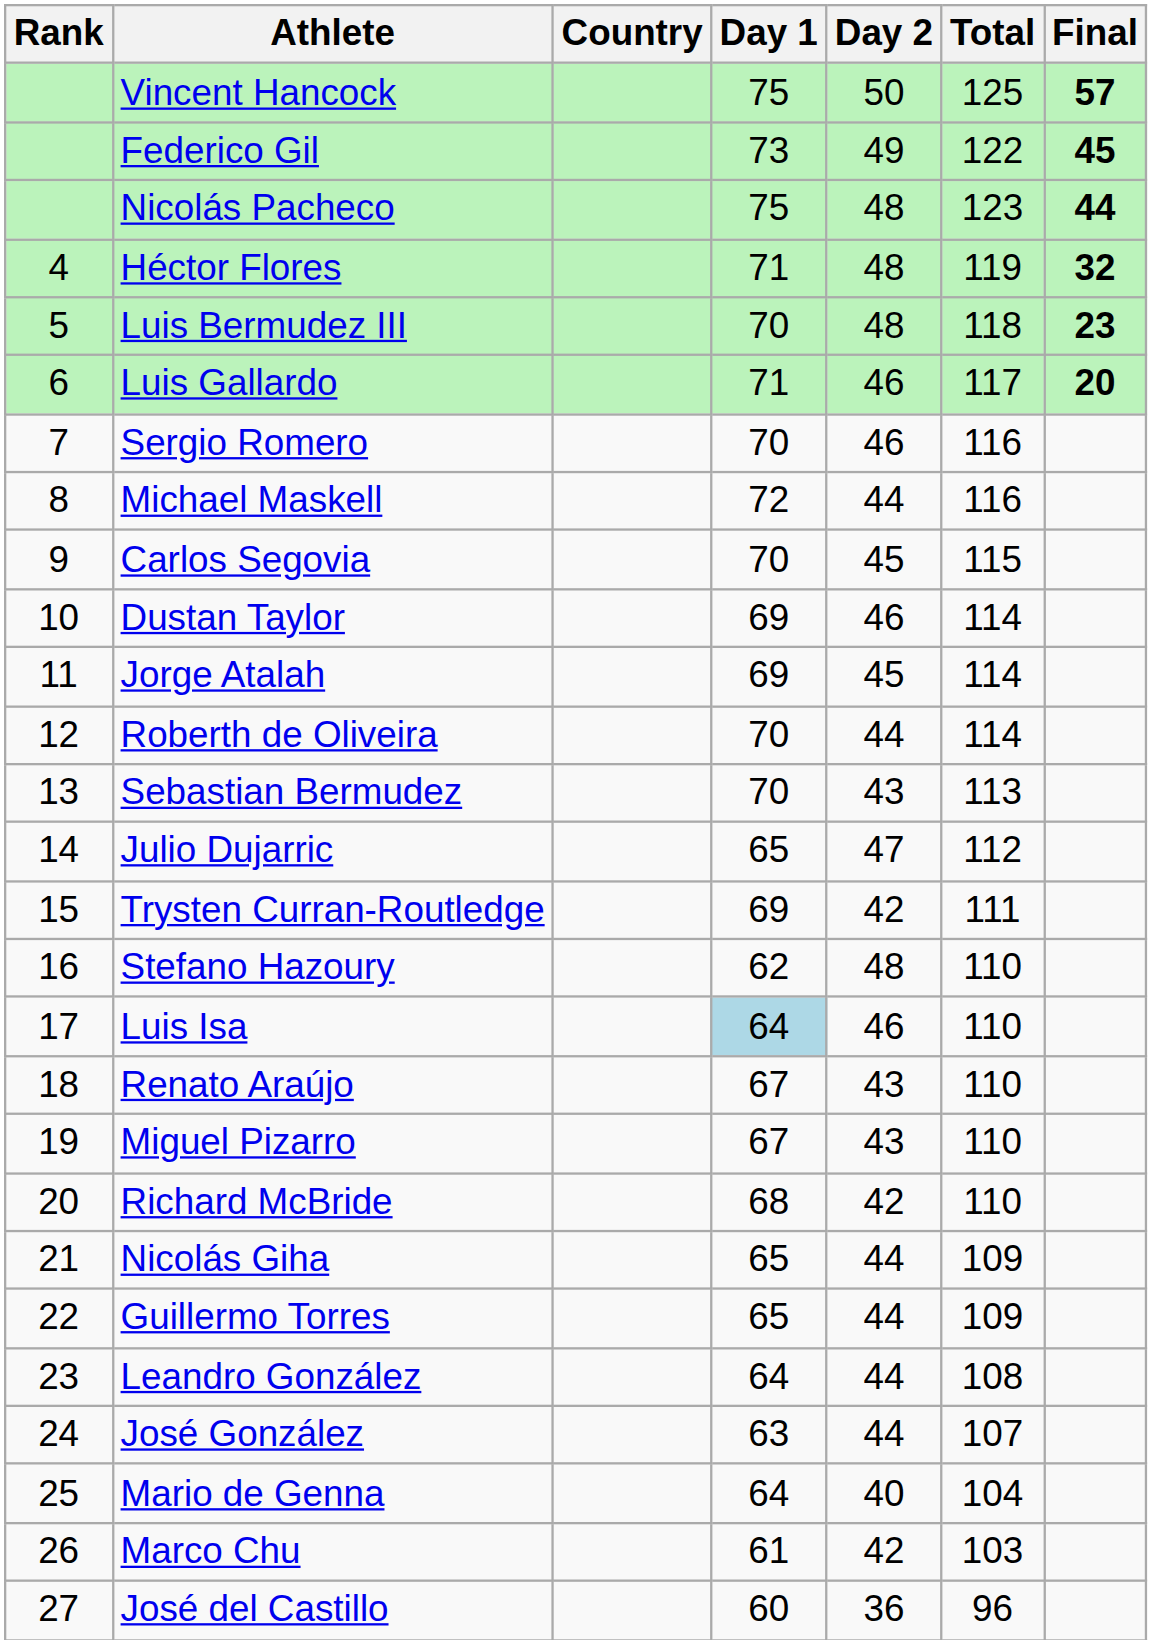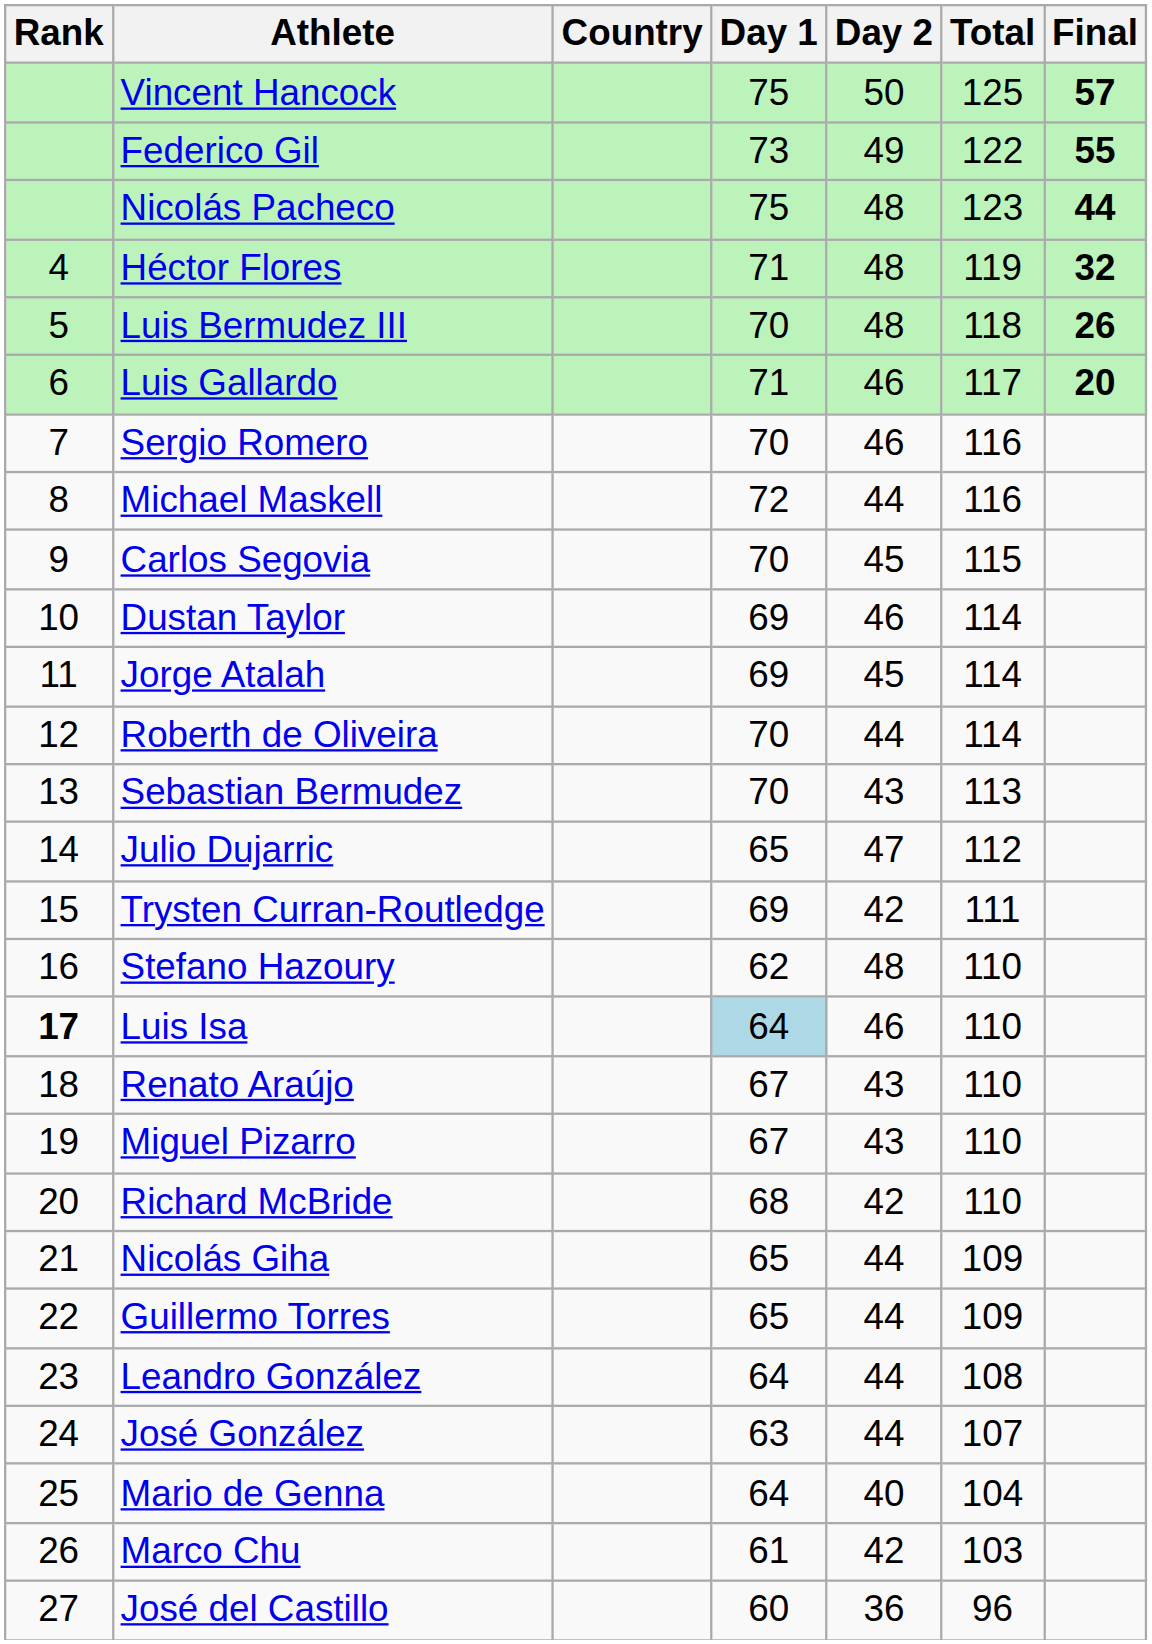(1095, 150) 45 -> (1095, 150) 55
(1095, 325) 23 -> (1095, 325) 26
(59, 1025) normal -> (59, 1025) bold
